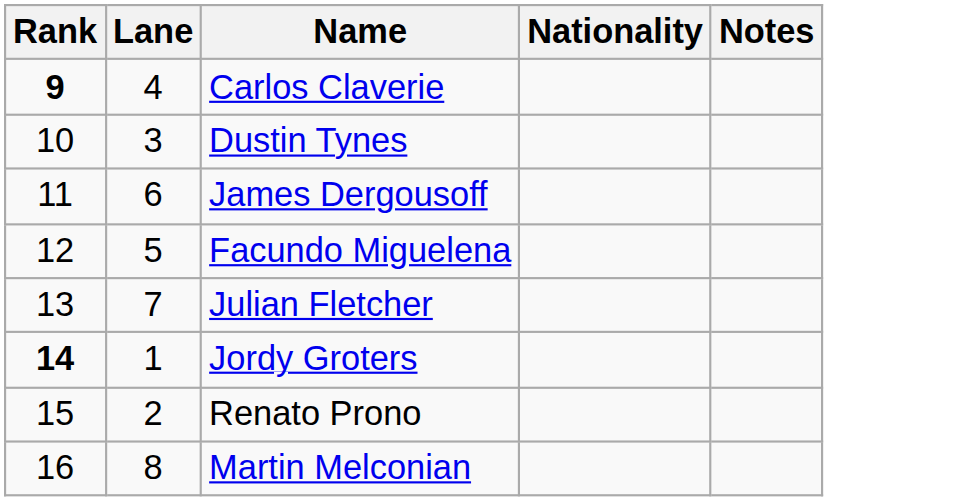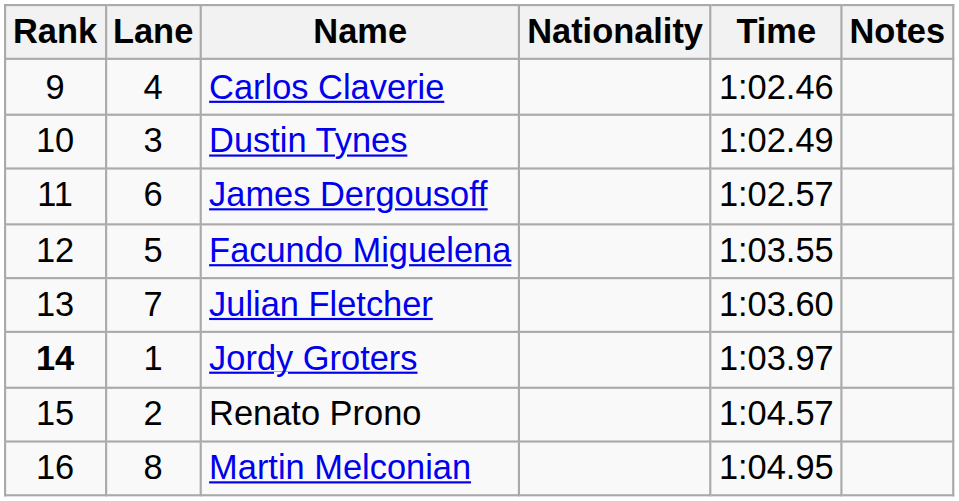+ column: (776, 31)
(55, 86) bold -> (55, 86) normal
